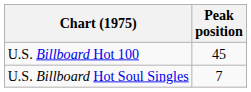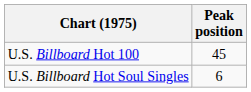(219, 76) 7 -> (219, 76) 6
